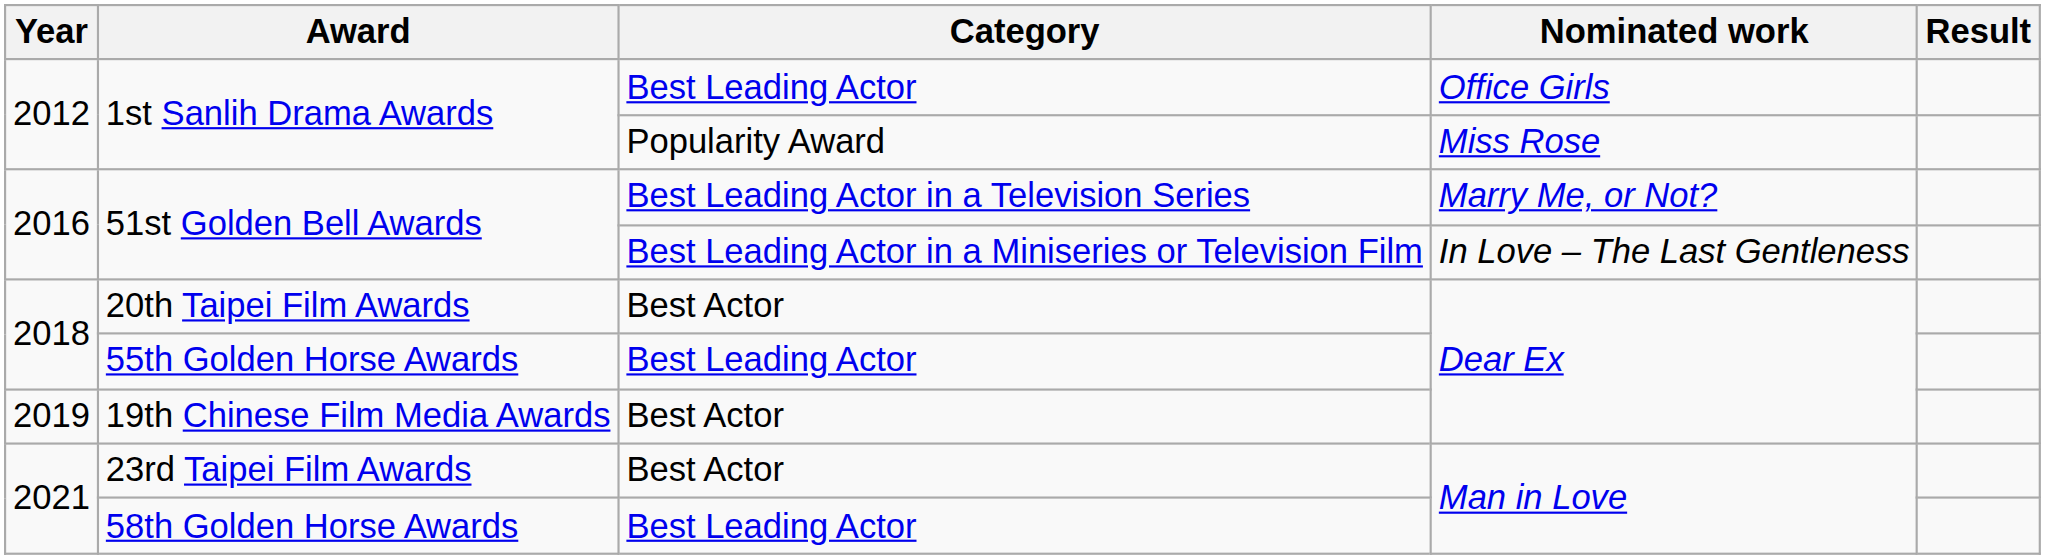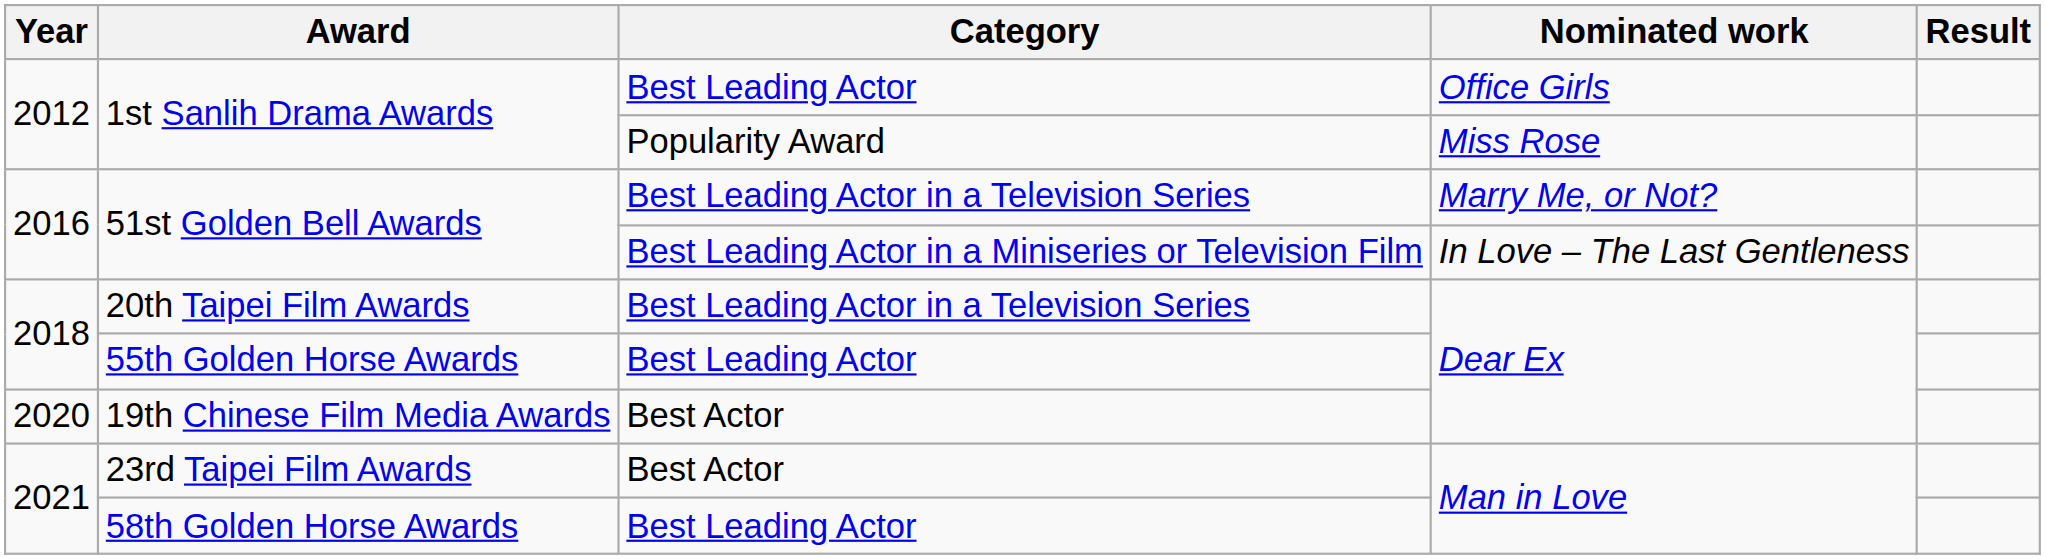(705, 305) Best Actor -> (938, 305) Best Leading Actor in a Television Series
(51, 415) 2019 -> (51, 415) 2020
